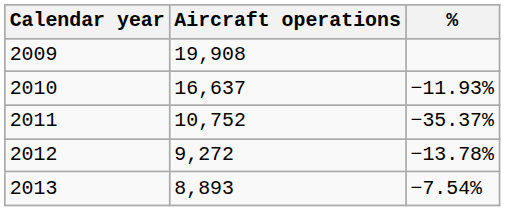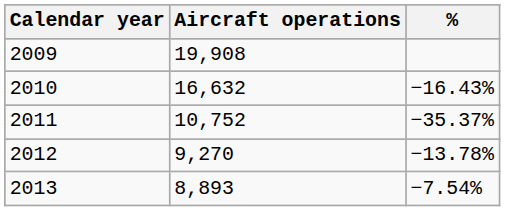(210, 88) 16,637 -> (210, 88) 16,632
(452, 88) −11.93% -> (452, 88) −16.43%
(204, 155) 9,272 -> (204, 155) 9,270
